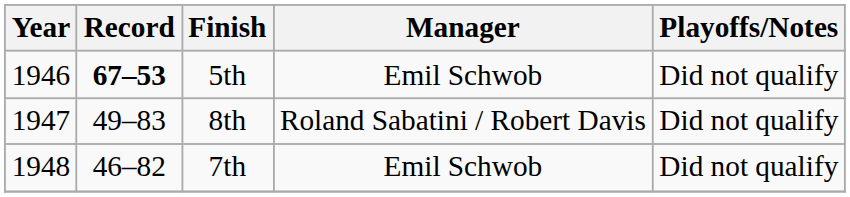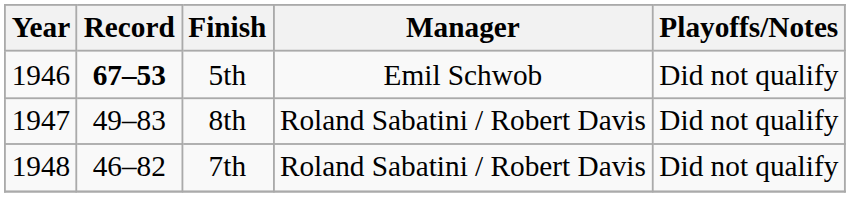(463, 167) Emil Schwob -> (463, 167) Roland Sabatini / Robert Davis
